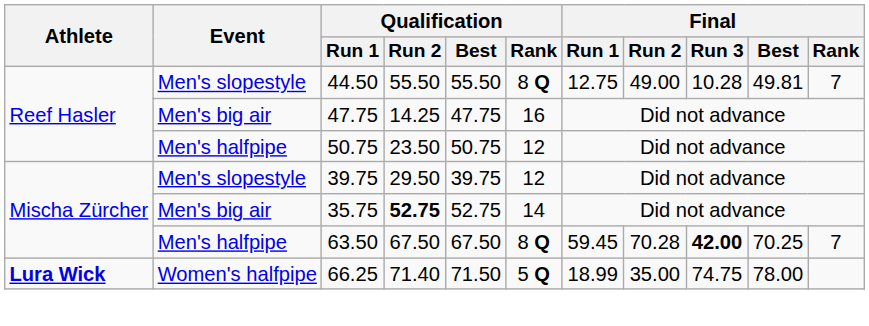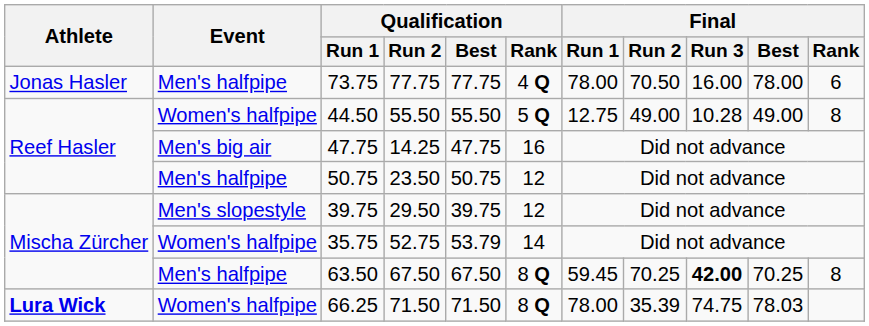+ row: (353, 83)
(232, 83) Men's slopestyle -> (237, 115) Women's halfpipe
(534, 83) 8 Q -> (534, 115) 5 Q
(778, 83) 49.81 -> (778, 115) 49.00
(836, 83) 7 -> (836, 115) 8
(215, 210) Men's big air -> (237, 242) Women's halfpipe
(415, 210) bold -> (415, 242) normal
(476, 210) 52.75 -> (476, 242) 53.79
(655, 242) 70.28 -> (655, 274) 70.25
(836, 242) 7 -> (836, 274) 8
(415, 274) 71.40 -> (415, 306) 71.50
(534, 274) 5 Q -> (534, 306) 8 Q
(593, 274) 18.99 -> (593, 306) 78.00
(655, 274) 35.00 -> (655, 306) 35.39
(778, 274) 78.00 -> (778, 306) 78.03
